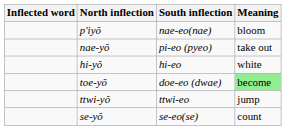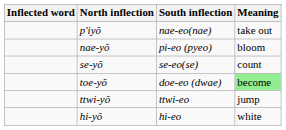(251, 30) bloom -> (255, 30) take out
(255, 47) take out -> (251, 47) bloom
rows swapped: (91, 116) <-> (91, 64)
